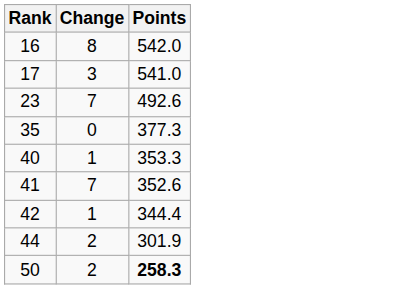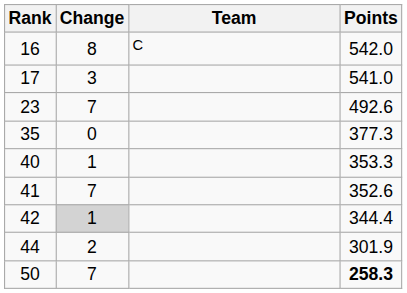+ column: (234, 18)
(92, 213) no background -> (92, 218) lightgrey background
(92, 269) 2 -> (92, 274) 7
